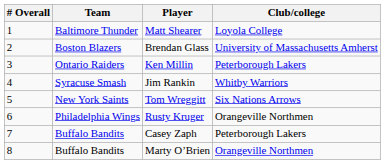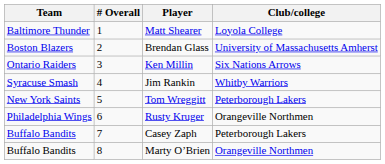columns swapped: (28, 13) <-> (98, 13)
(260, 64) Peterborough Lakers -> (258, 64) Six Nations Arrows
(258, 99) Six Nations Arrows -> (260, 99) Peterborough Lakers
